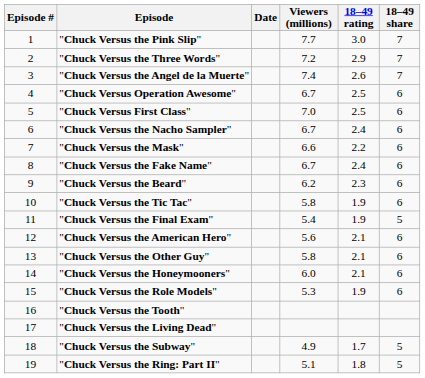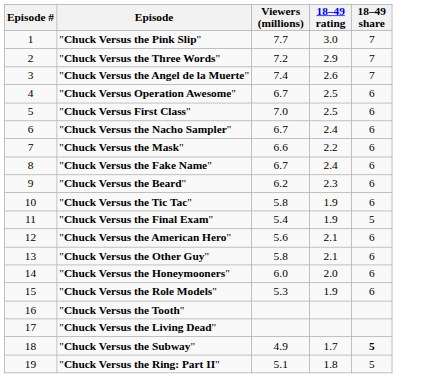- column: (266, 17)
(359, 273) 2.1 -> (331, 273) 2.0
(400, 346) normal -> (372, 346) bold
